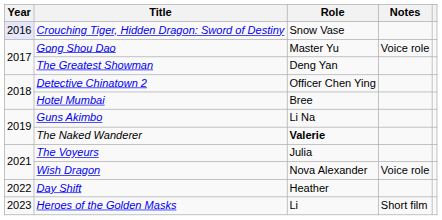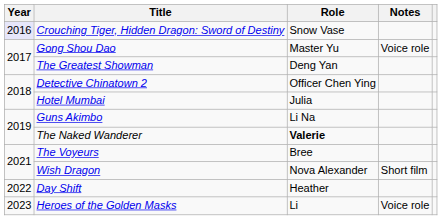(301, 100) Bree -> (301, 100) Julia
(301, 153) Julia -> (301, 153) Bree
(405, 170) Voice role -> (404, 170) Short film
(404, 205) Short film -> (405, 205) Voice role
